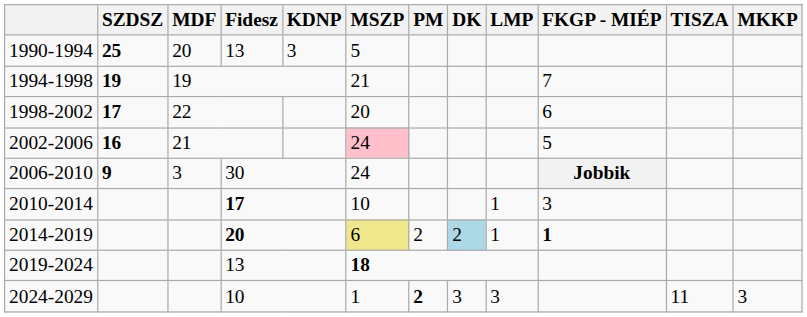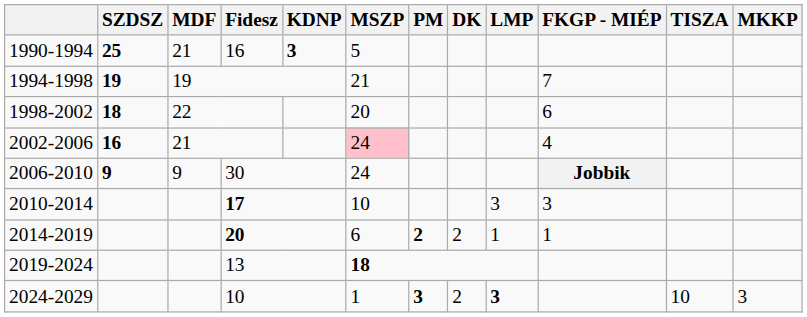(182, 50) 20 -> (182, 50) 21
(235, 50) 13 -> (235, 50) 16
(292, 50) normal -> (292, 50) bold
(112, 111) 17 -> (112, 111) 18
(547, 142) 5 -> (547, 142) 4
(177, 173) 3 -> (177, 173) 9
(495, 204) 1 -> (495, 204) 3
(355, 234) khaki background -> (355, 234) no background
(418, 234) normal -> (418, 234) bold
(457, 234) lightblue background -> (457, 234) no background
(547, 234) bold -> (547, 234) normal
(418, 296) 2 -> (418, 296) 3
(457, 296) 3 -> (457, 296) 2
(495, 296) normal -> (495, 296) bold
(680, 296) 11 -> (680, 296) 10
